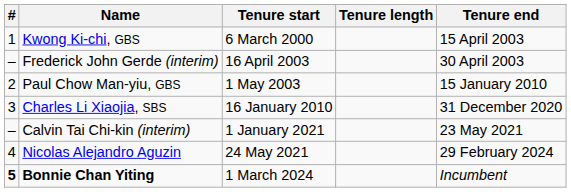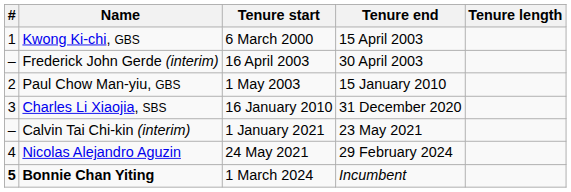columns swapped: (501, 15) <-> (386, 15)
